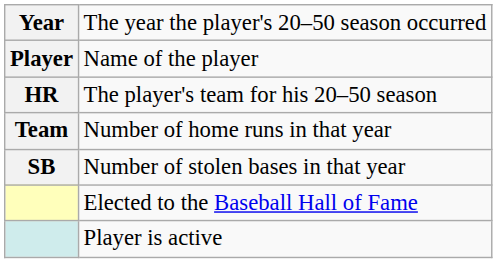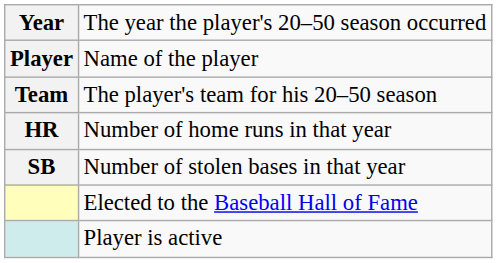(41, 94) HR -> (41, 94) Team
(41, 130) Team -> (41, 130) HR
